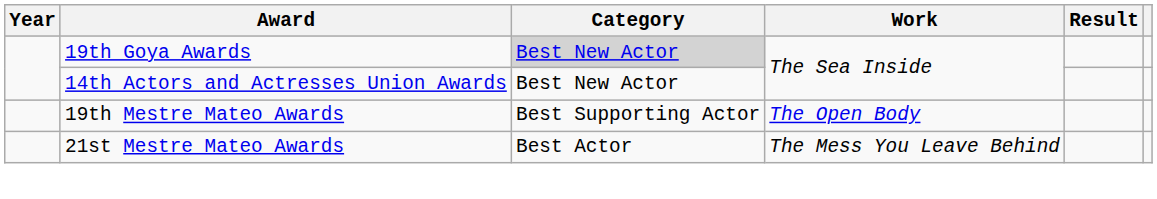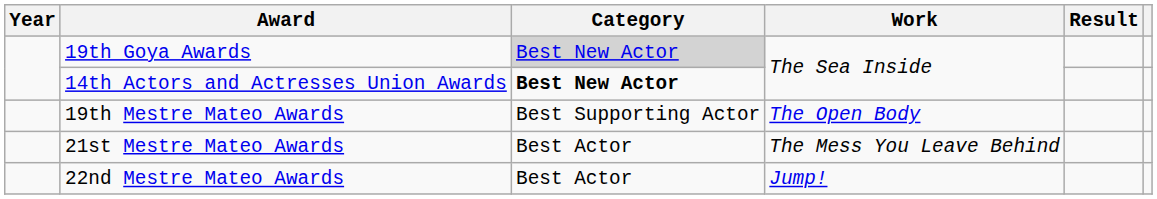(597, 84) normal -> (597, 84) bold
+ row: (205, 178)
